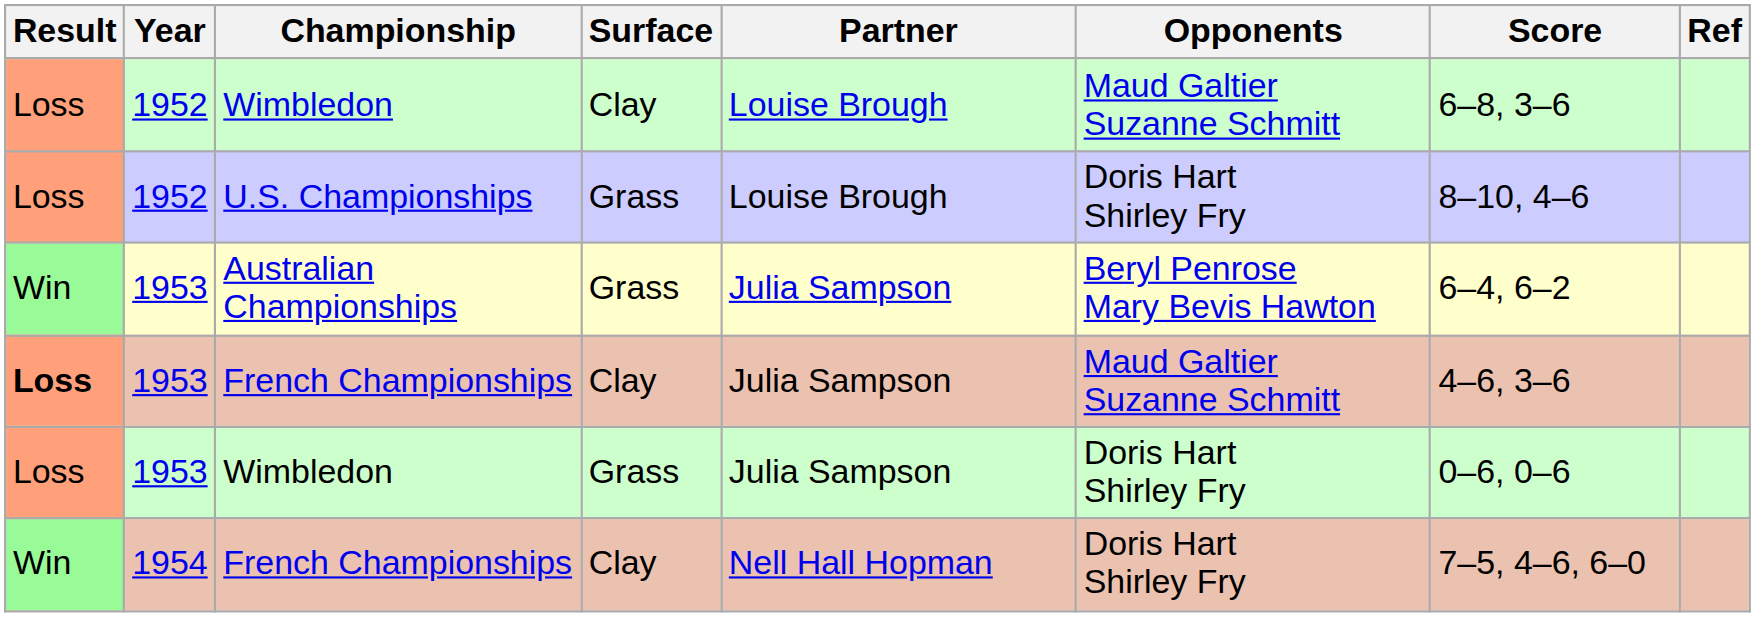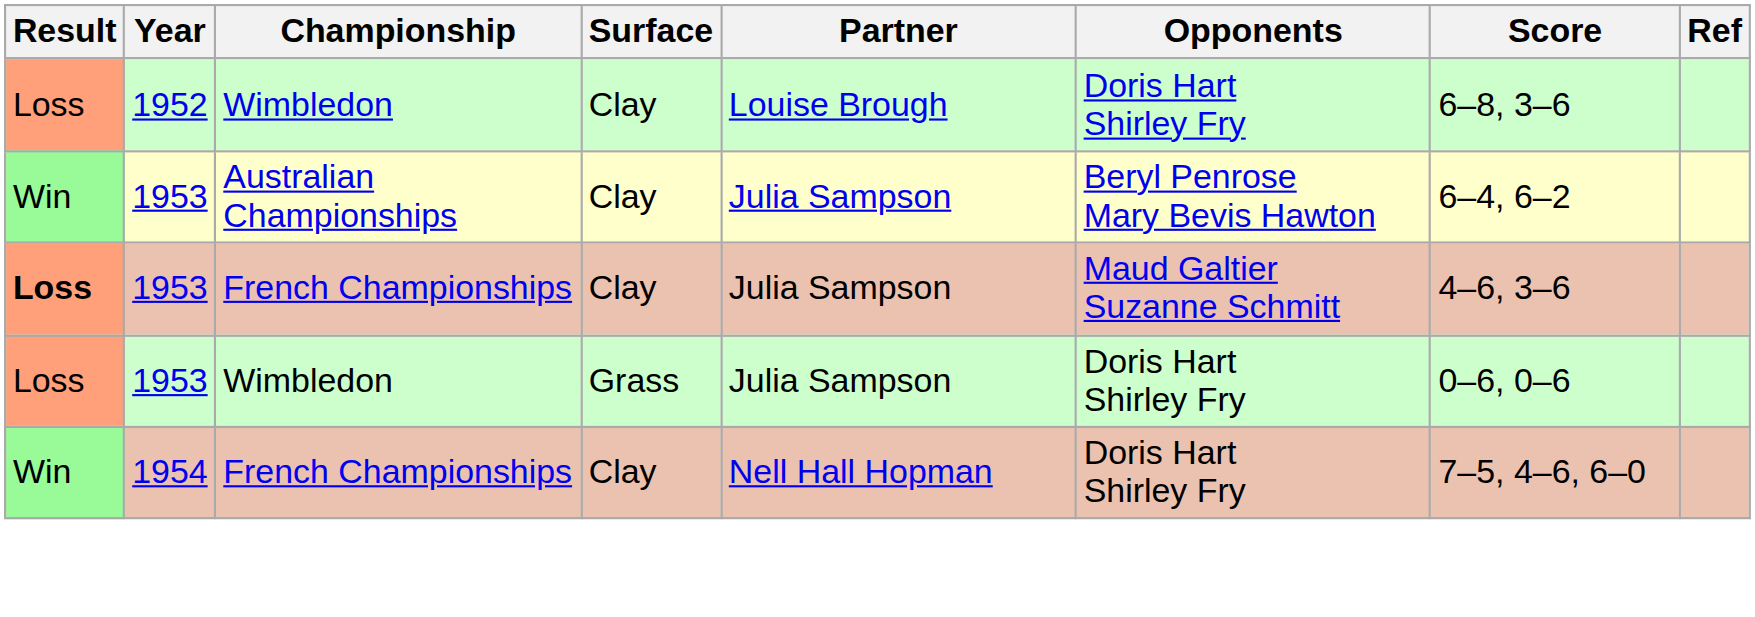(1212, 104) Maud Galtier Suzanne Schmitt -> (1165, 104) Doris Hart Shirley Fry
- row: (170, 196)
(634, 288) Grass -> (623, 196) Clay
